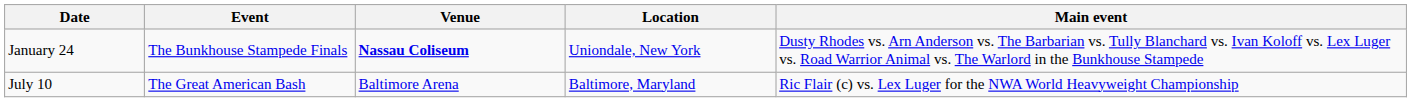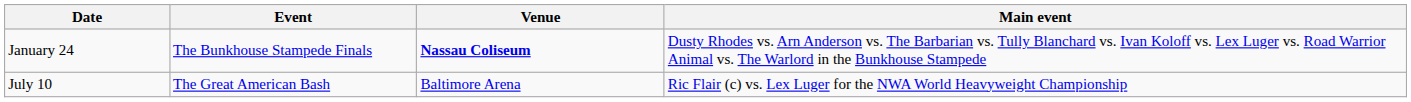- column: (670, 16)
